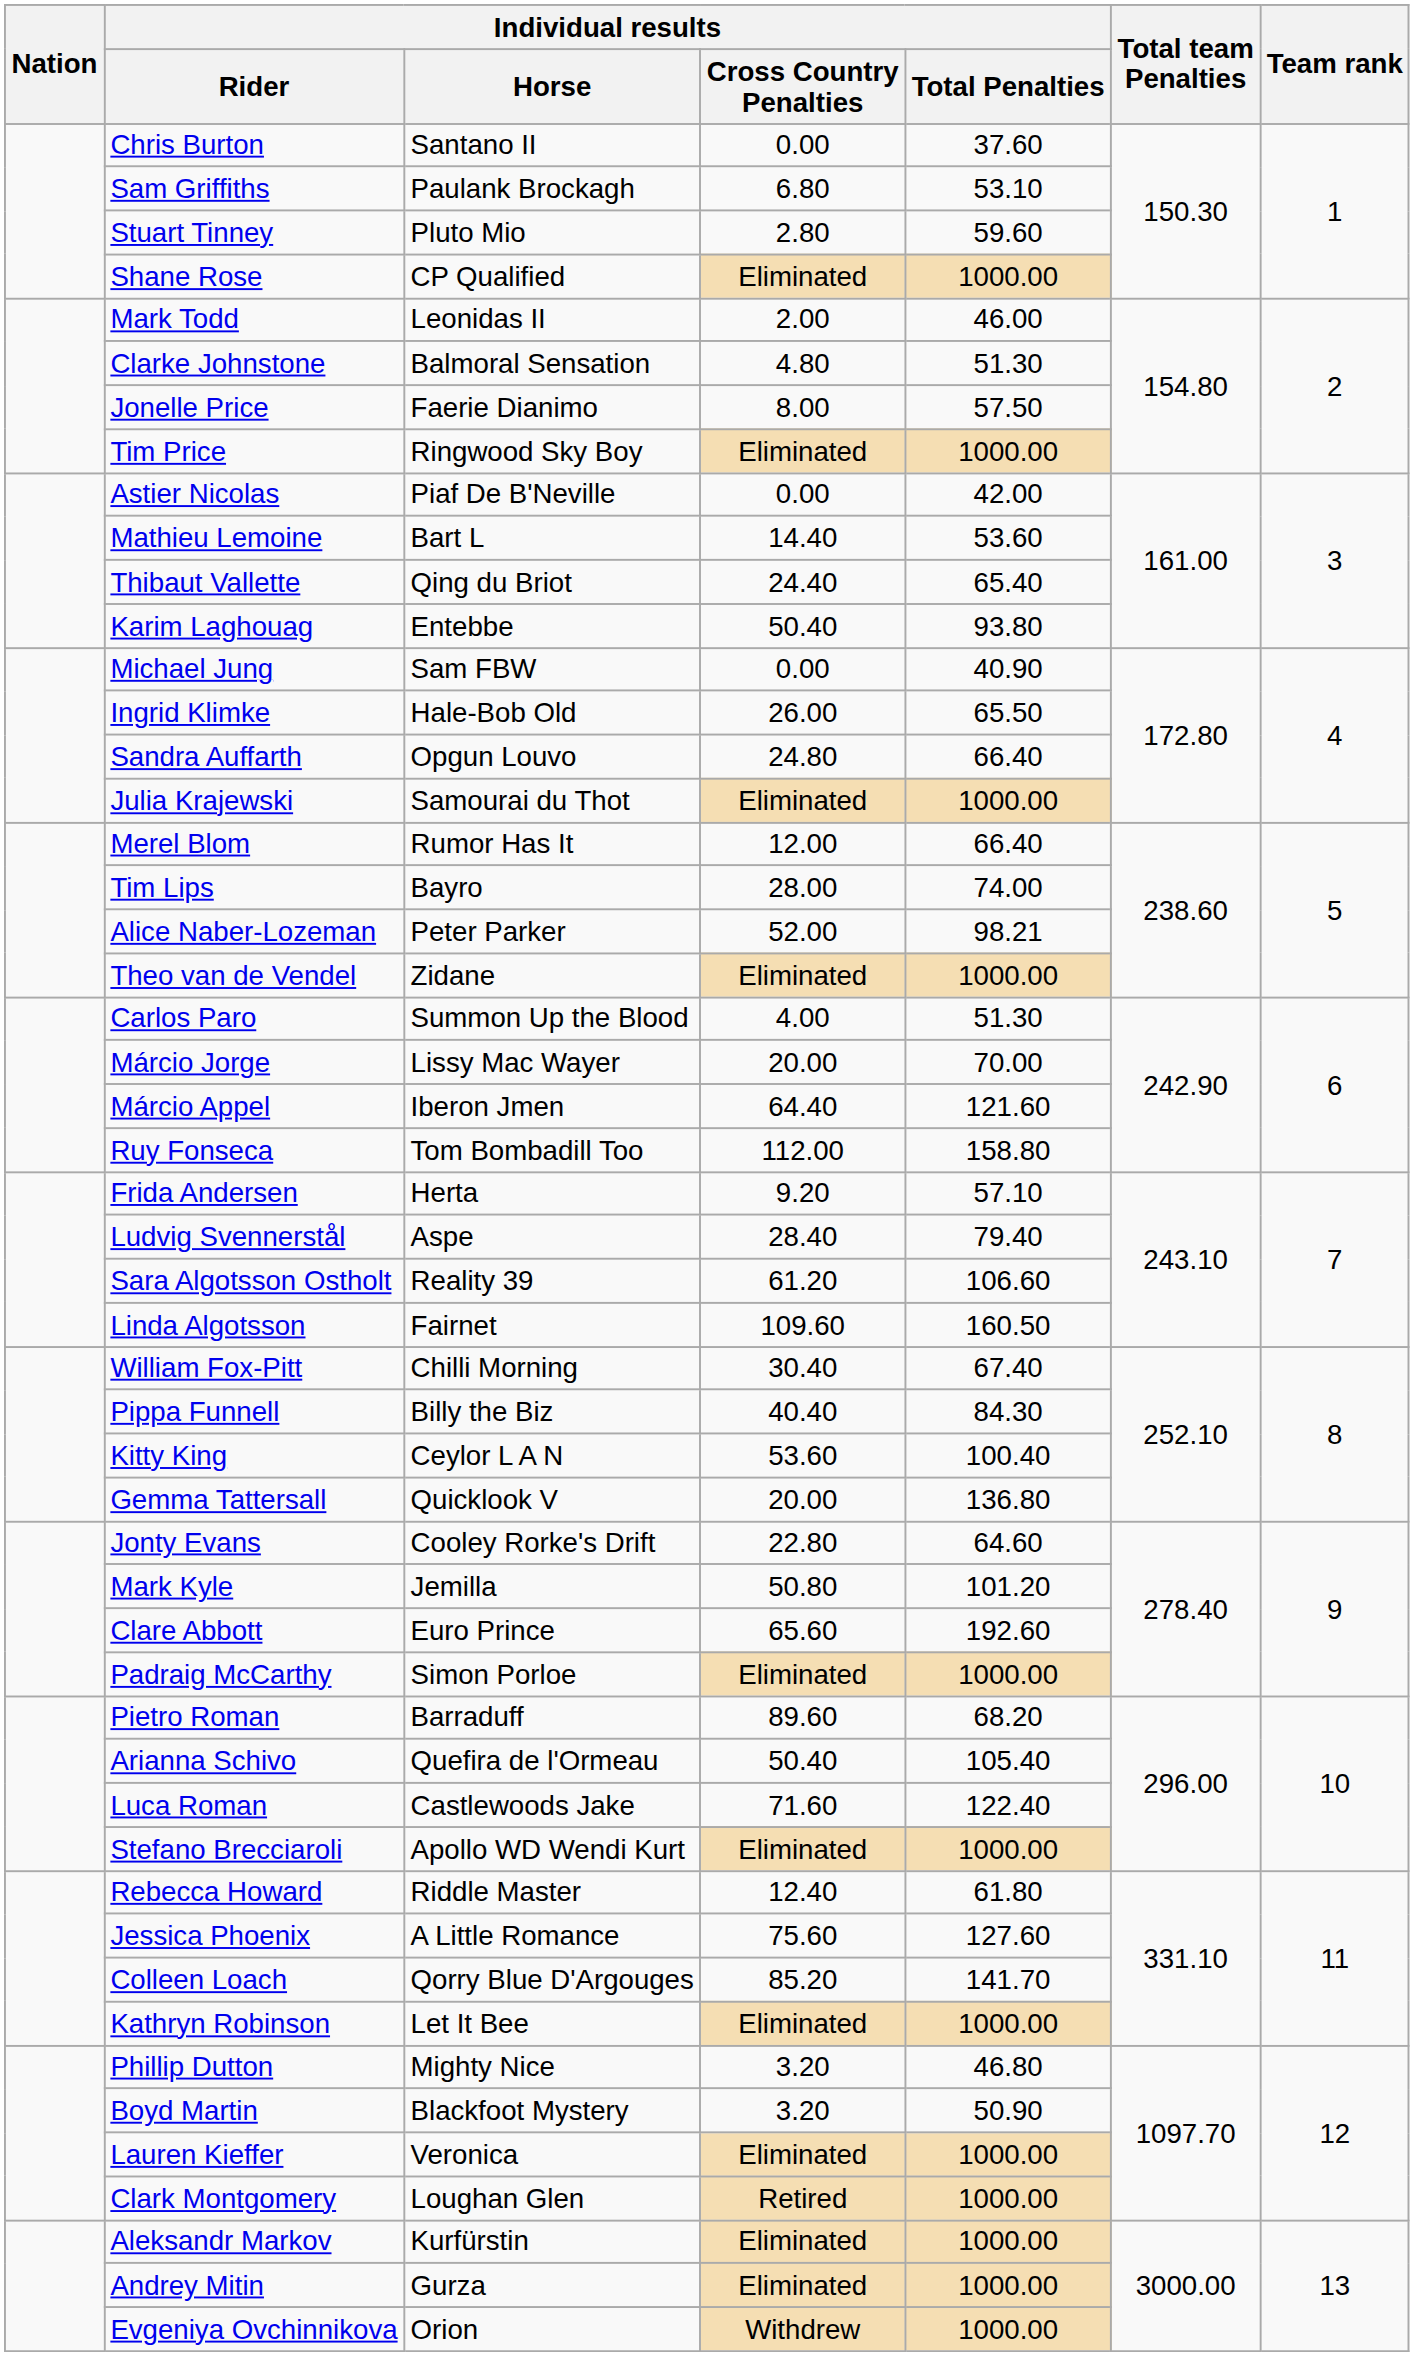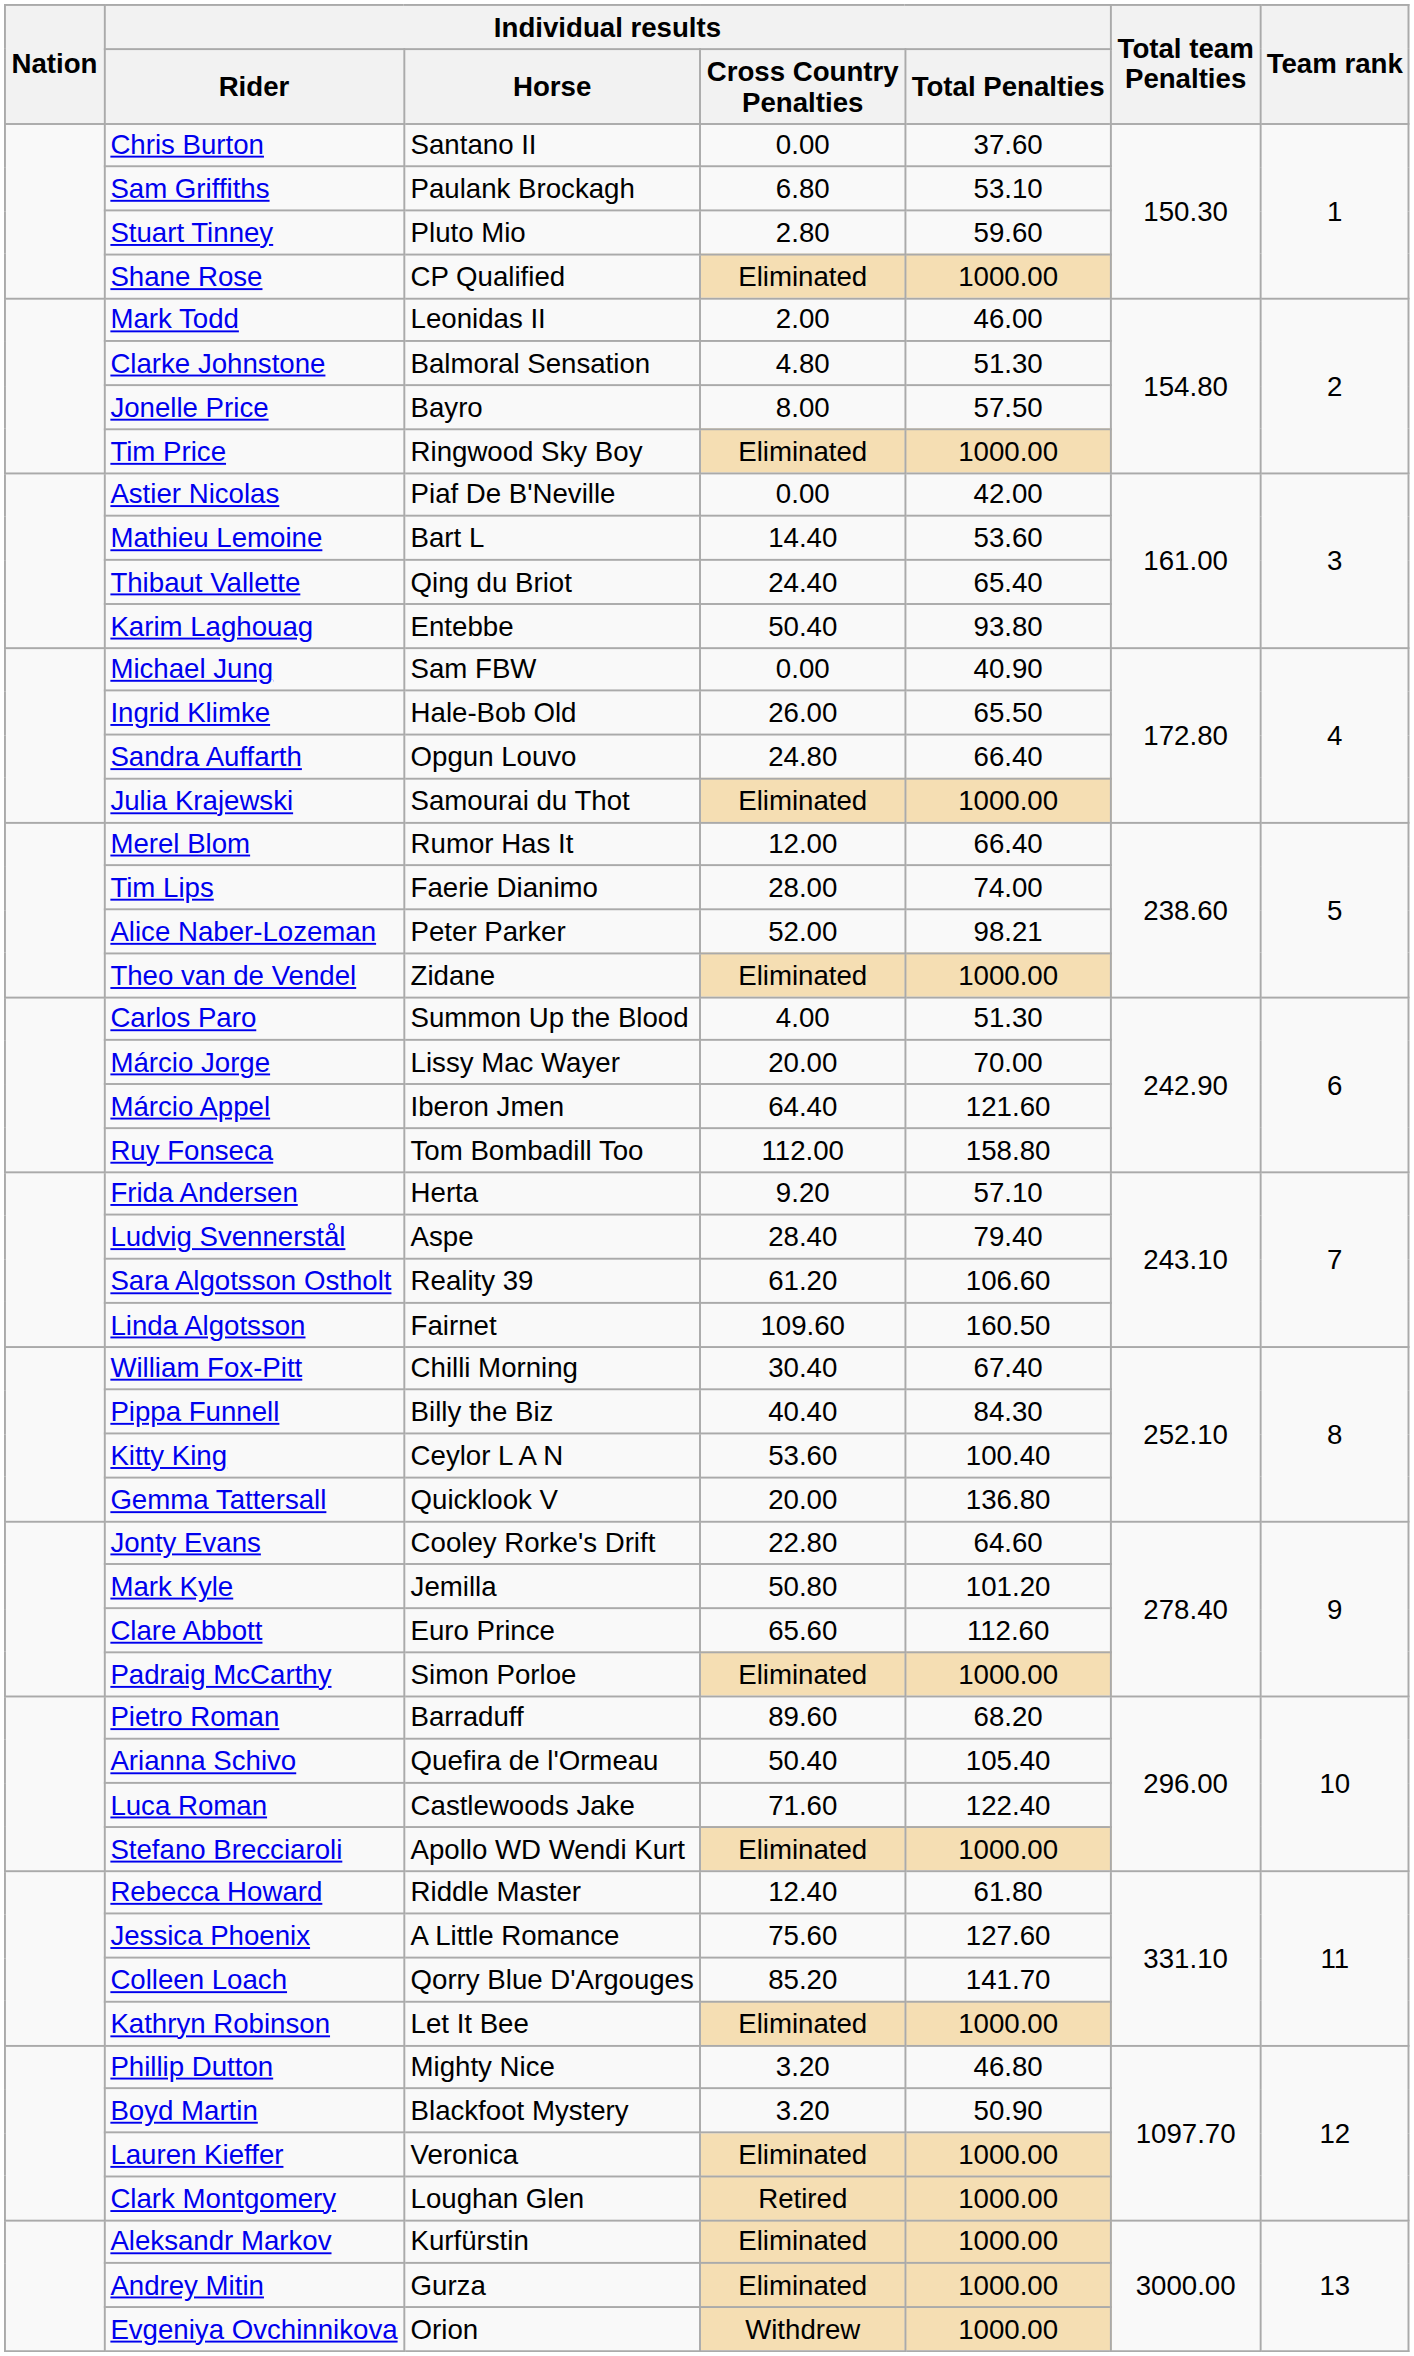(504, 407) Faerie Dianimo -> (447, 407) Bayro
(447, 888) Bayro -> (504, 888) Faerie Dianimo
(1008, 1630) 192.60 -> (1008, 1630) 112.60
